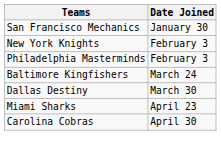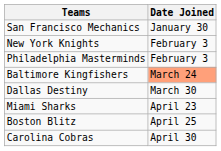(173, 75) no background -> (173, 75) lightsalmon background
+ row: (41, 122)
